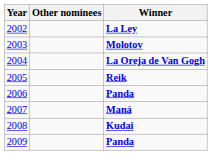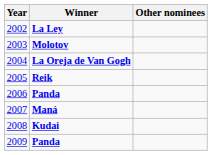columns swapped: (156, 12) <-> (67, 12)
